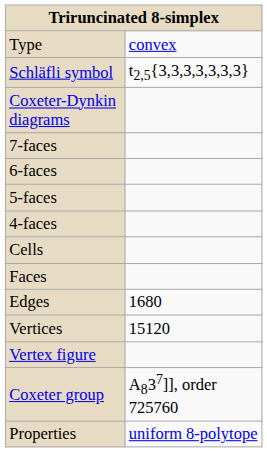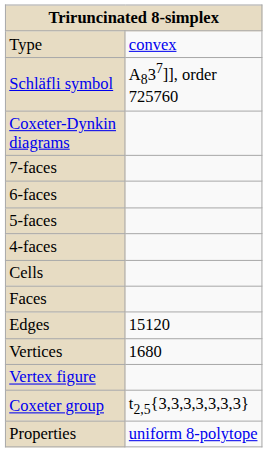(189, 72) t2,5{3,3,3,3,3,3,3} -> (173, 83) A837]], order 725760
(145, 302) 1680 -> (149, 325) 15120
(149, 328) 15120 -> (145, 351) 1680
(173, 394) A837]], order 725760 -> (189, 405) t2,5{3,3,3,3,3,3,3}
